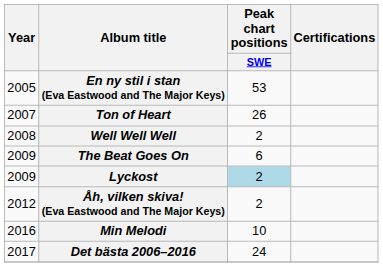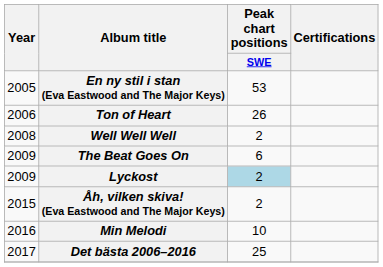(22, 115) 2007 -> (22, 115) 2006
(22, 204) 2012 -> (22, 204) 2015
(259, 251) 24 -> (259, 251) 25
